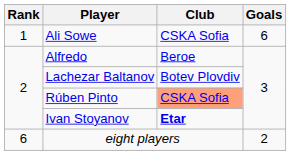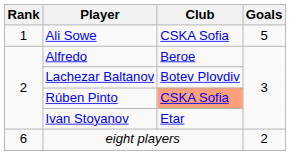(264, 35) 6 -> (264, 35) 5
(173, 118) bold -> (172, 118) normal
